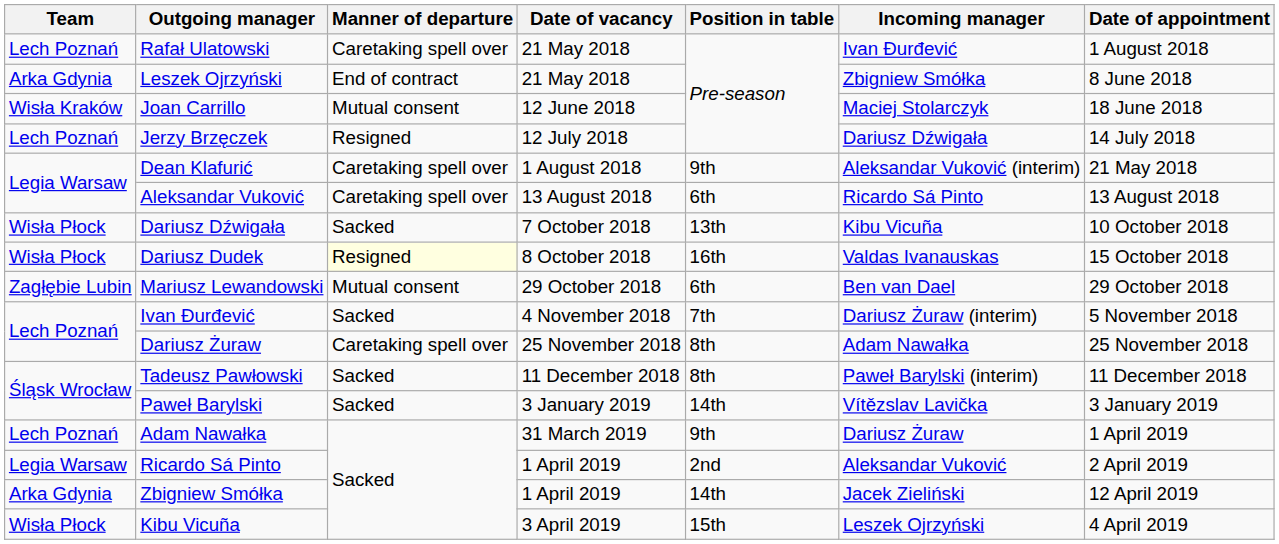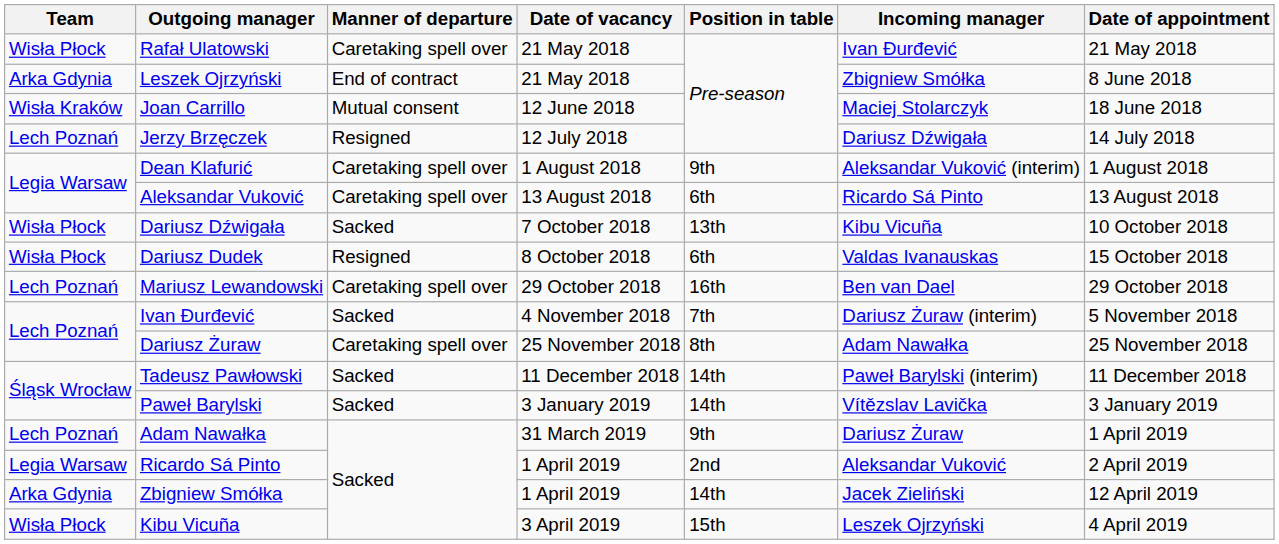(64, 49) Lech Poznań -> (57, 49) Wisła Płock
(1149, 49) 1 August 2018 -> (1143, 49) 21 May 2018
(1143, 167) 21 May 2018 -> (1148, 167) 1 August 2018
(372, 256) lightyellow background -> (371, 256) no background
(708, 256) 16th -> (702, 256) 6th
(70, 286) Zagłębie Lubin -> (64, 286) Lech Poznań
(396, 286) Mutual consent -> (420, 286) Caretaking spell over
(703, 286) 6th -> (707, 286) 16th
(703, 375) 8th -> (707, 375) 14th
